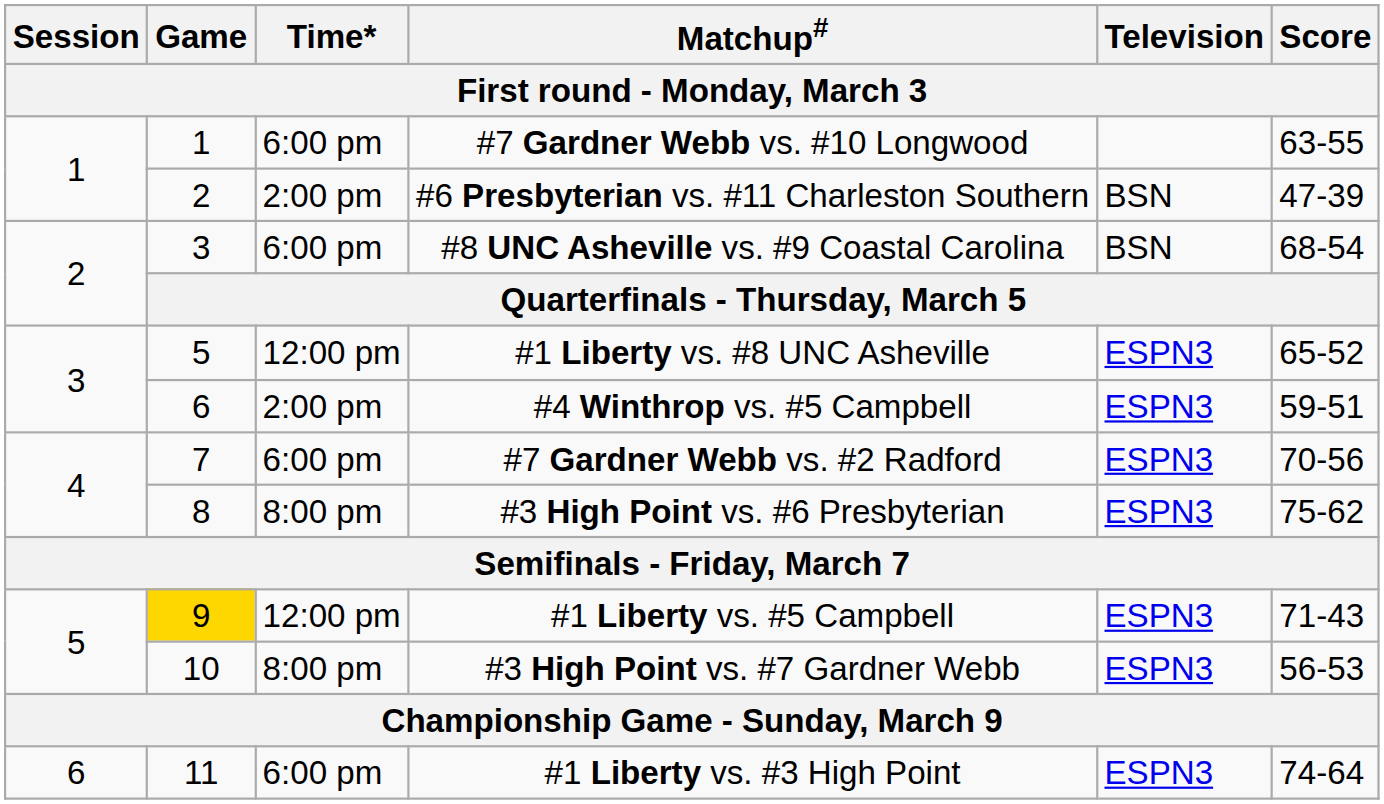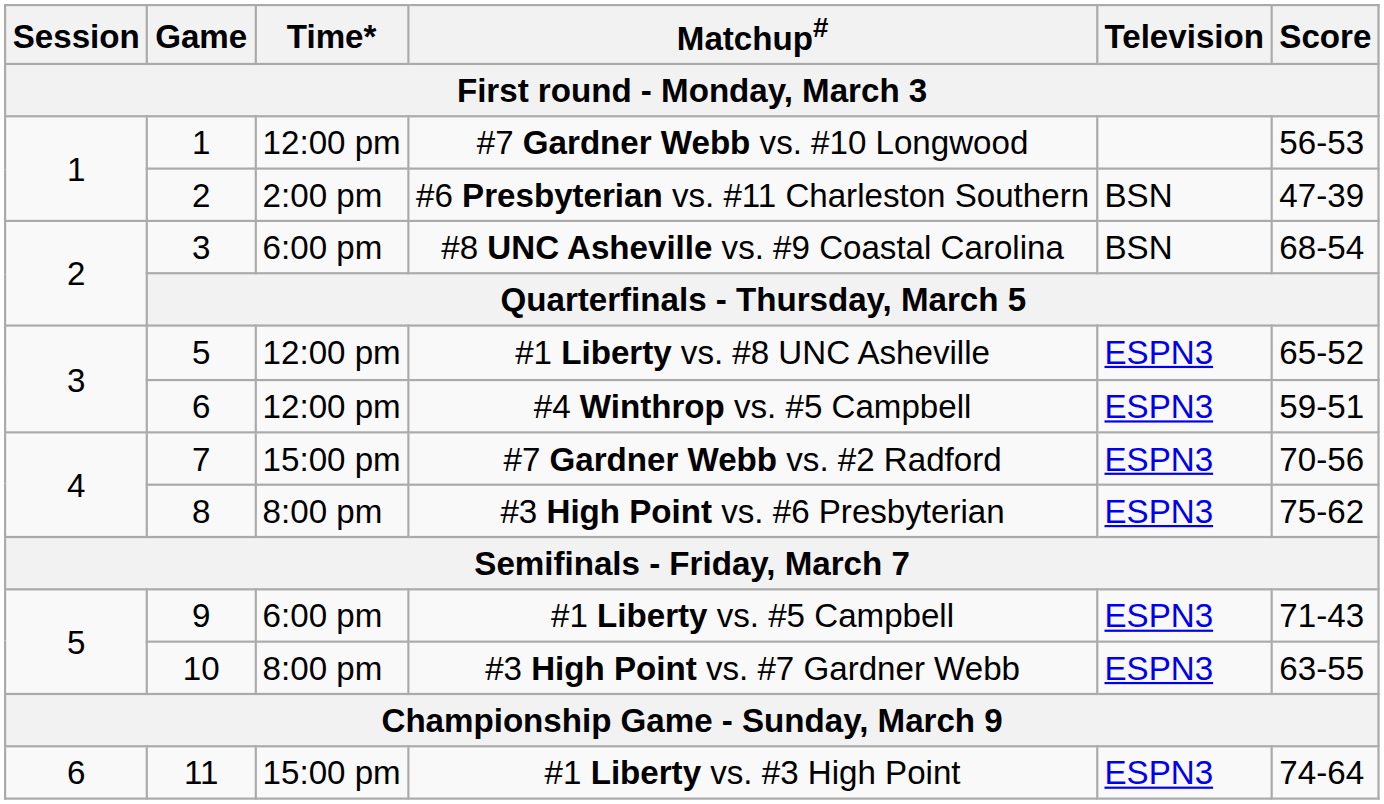(322, 143) 6:00 pm -> (332, 143) 12:00 pm
(1322, 143) 63-55 -> (1322, 143) 56-53
(322, 405) 2:00 pm -> (332, 405) 12:00 pm
(322, 458) 6:00 pm -> (332, 458) 15:00 pm
(201, 615) gold background -> (201, 615) no background
(332, 615) 12:00 pm -> (322, 615) 6:00 pm
(1322, 668) 56-53 -> (1322, 668) 63-55
(322, 773) 6:00 pm -> (332, 773) 15:00 pm
